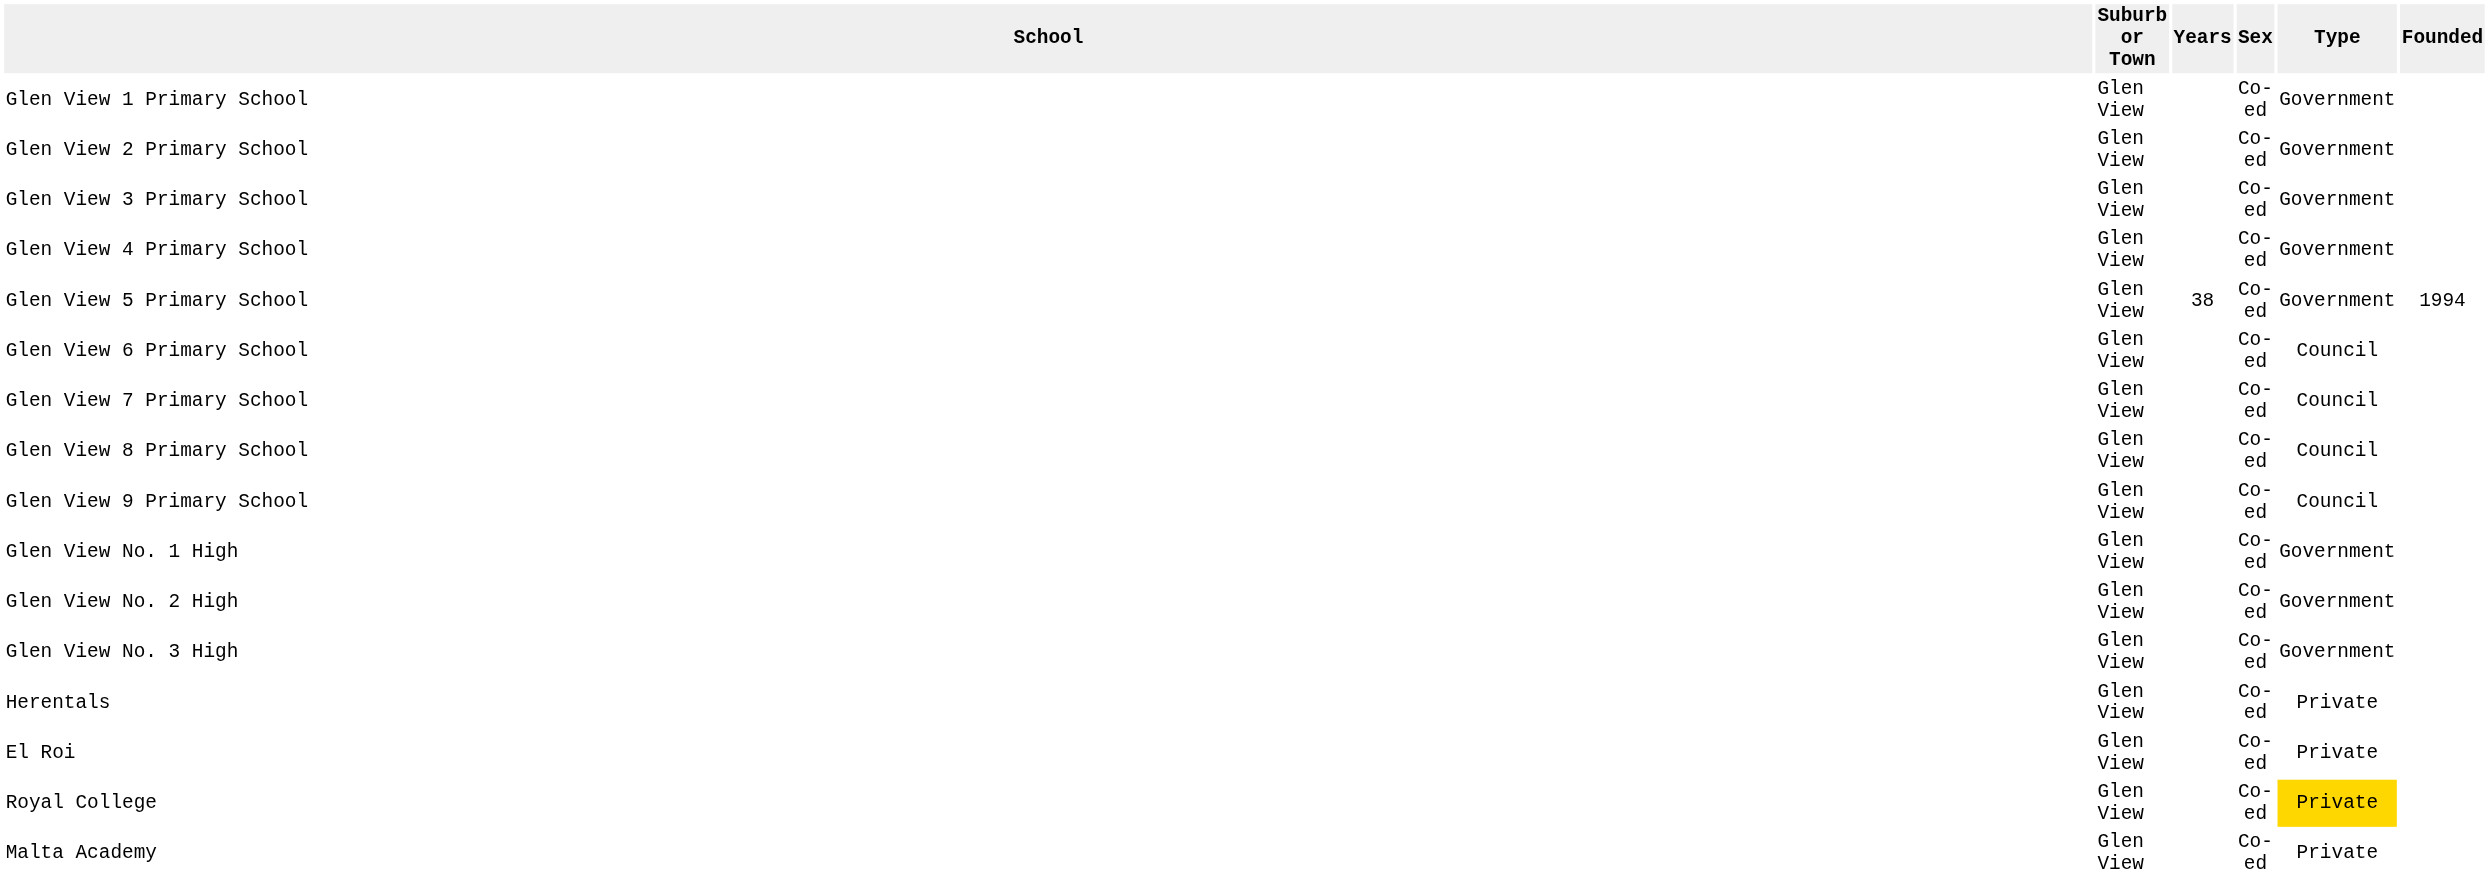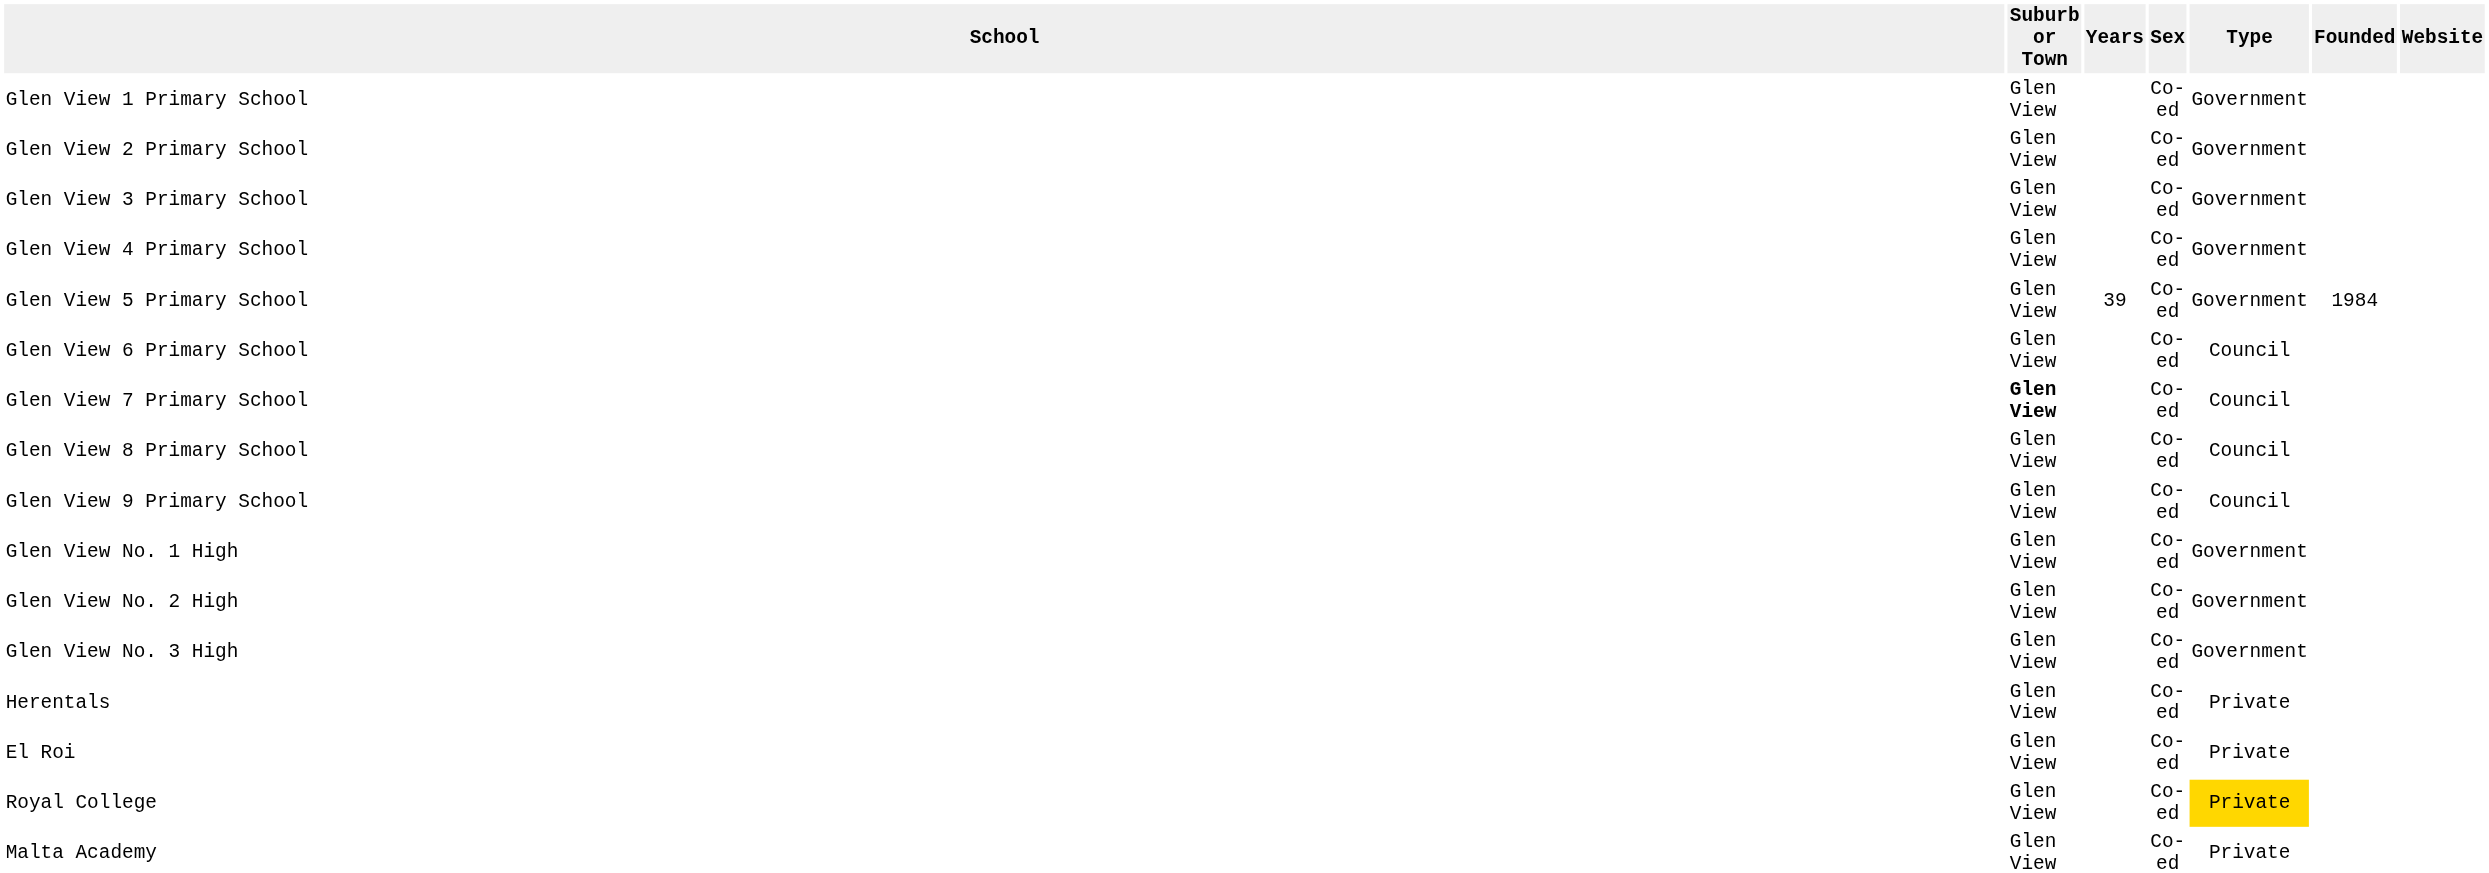+ column: (2442, 39)
(2203, 301) 38 -> (2115, 301) 39
(2442, 301) 1994 -> (2355, 301) 1984
(2121, 401) normal -> (2033, 401) bold
